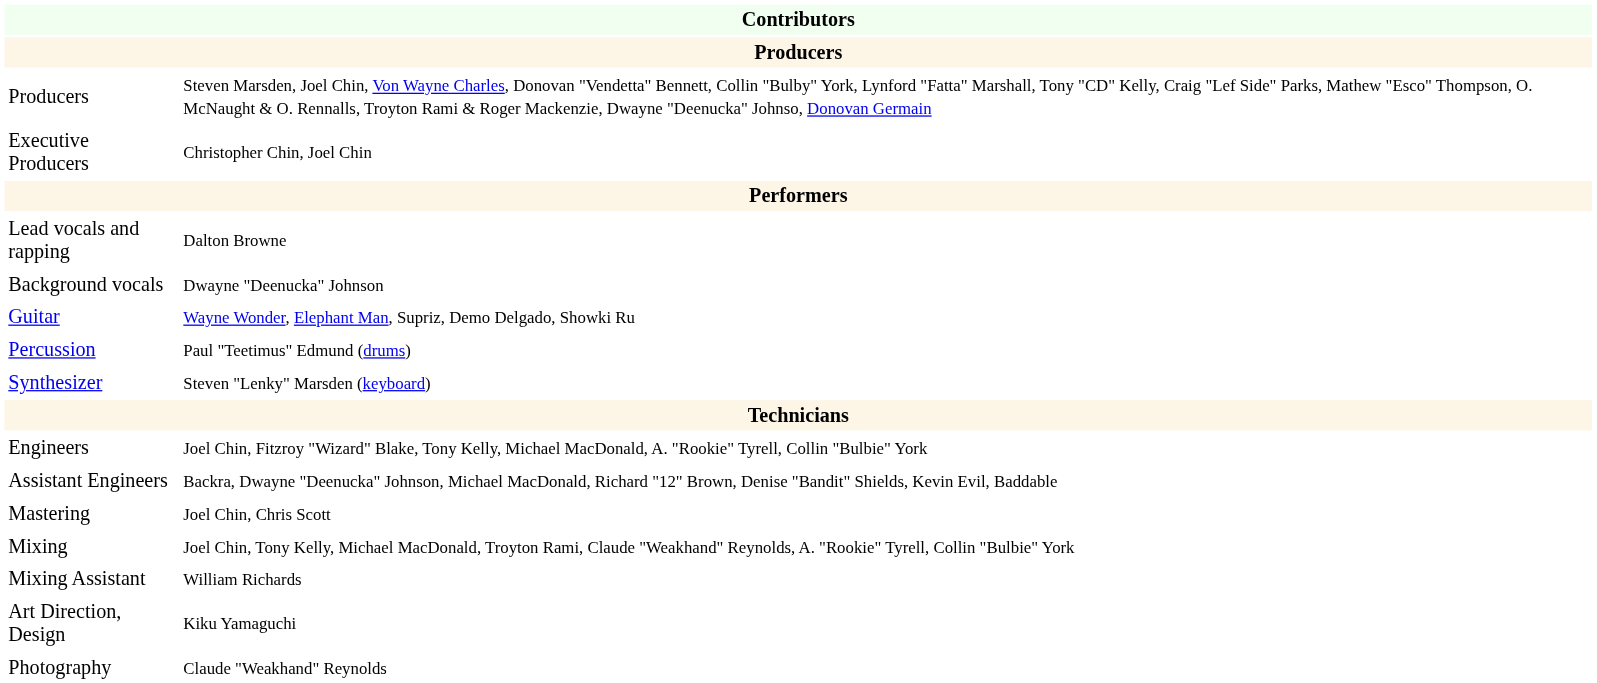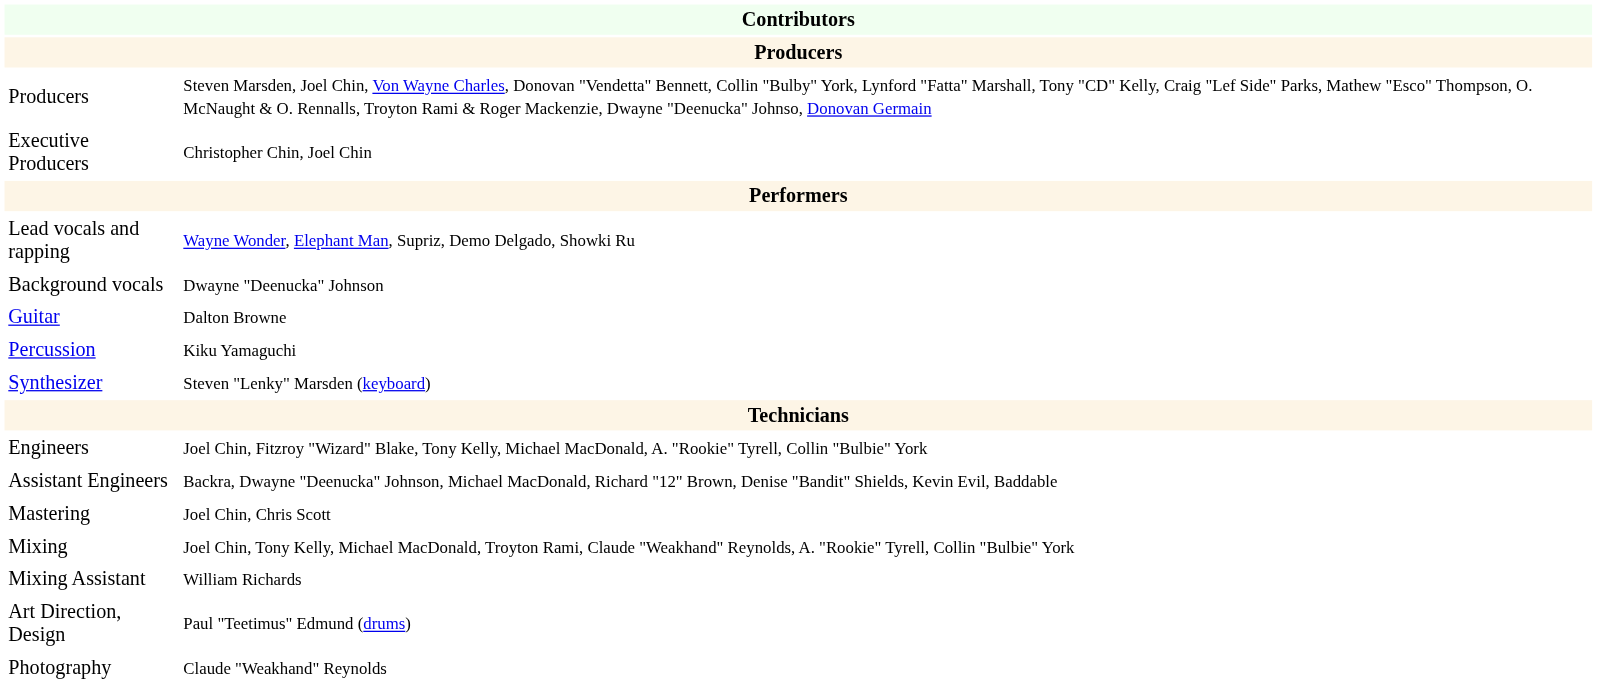(235, 241) Dalton Browne -> (409, 241) Wayne Wonder, Elephant Man, Supriz, Demo Delgado, Showki Ru
(409, 318) Wayne Wonder, Elephant Man, Supriz, Demo Delgado, Showki Ru -> (235, 318) Dalton Browne
(297, 350) Paul "Teetimus" Edmund (drums) -> (240, 350) Kiku Yamaguchi
(240, 624) Kiku Yamaguchi -> (297, 624) Paul "Teetimus" Edmund (drums)
